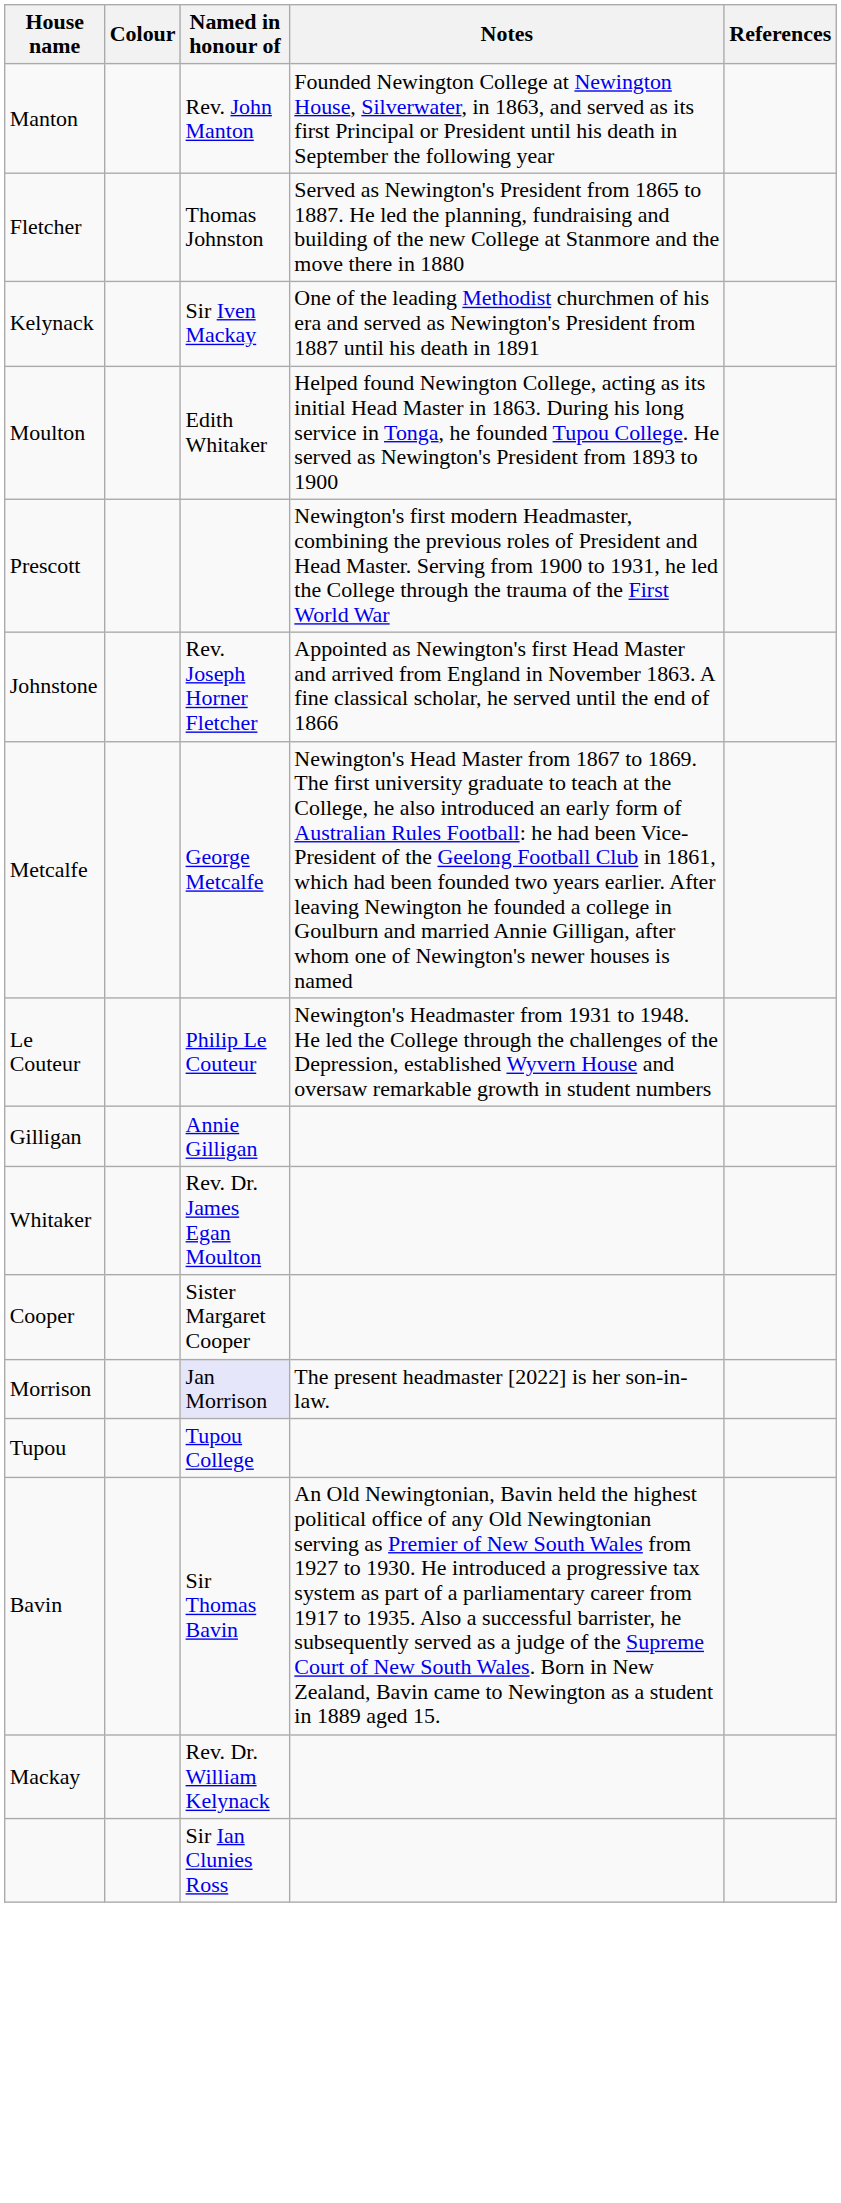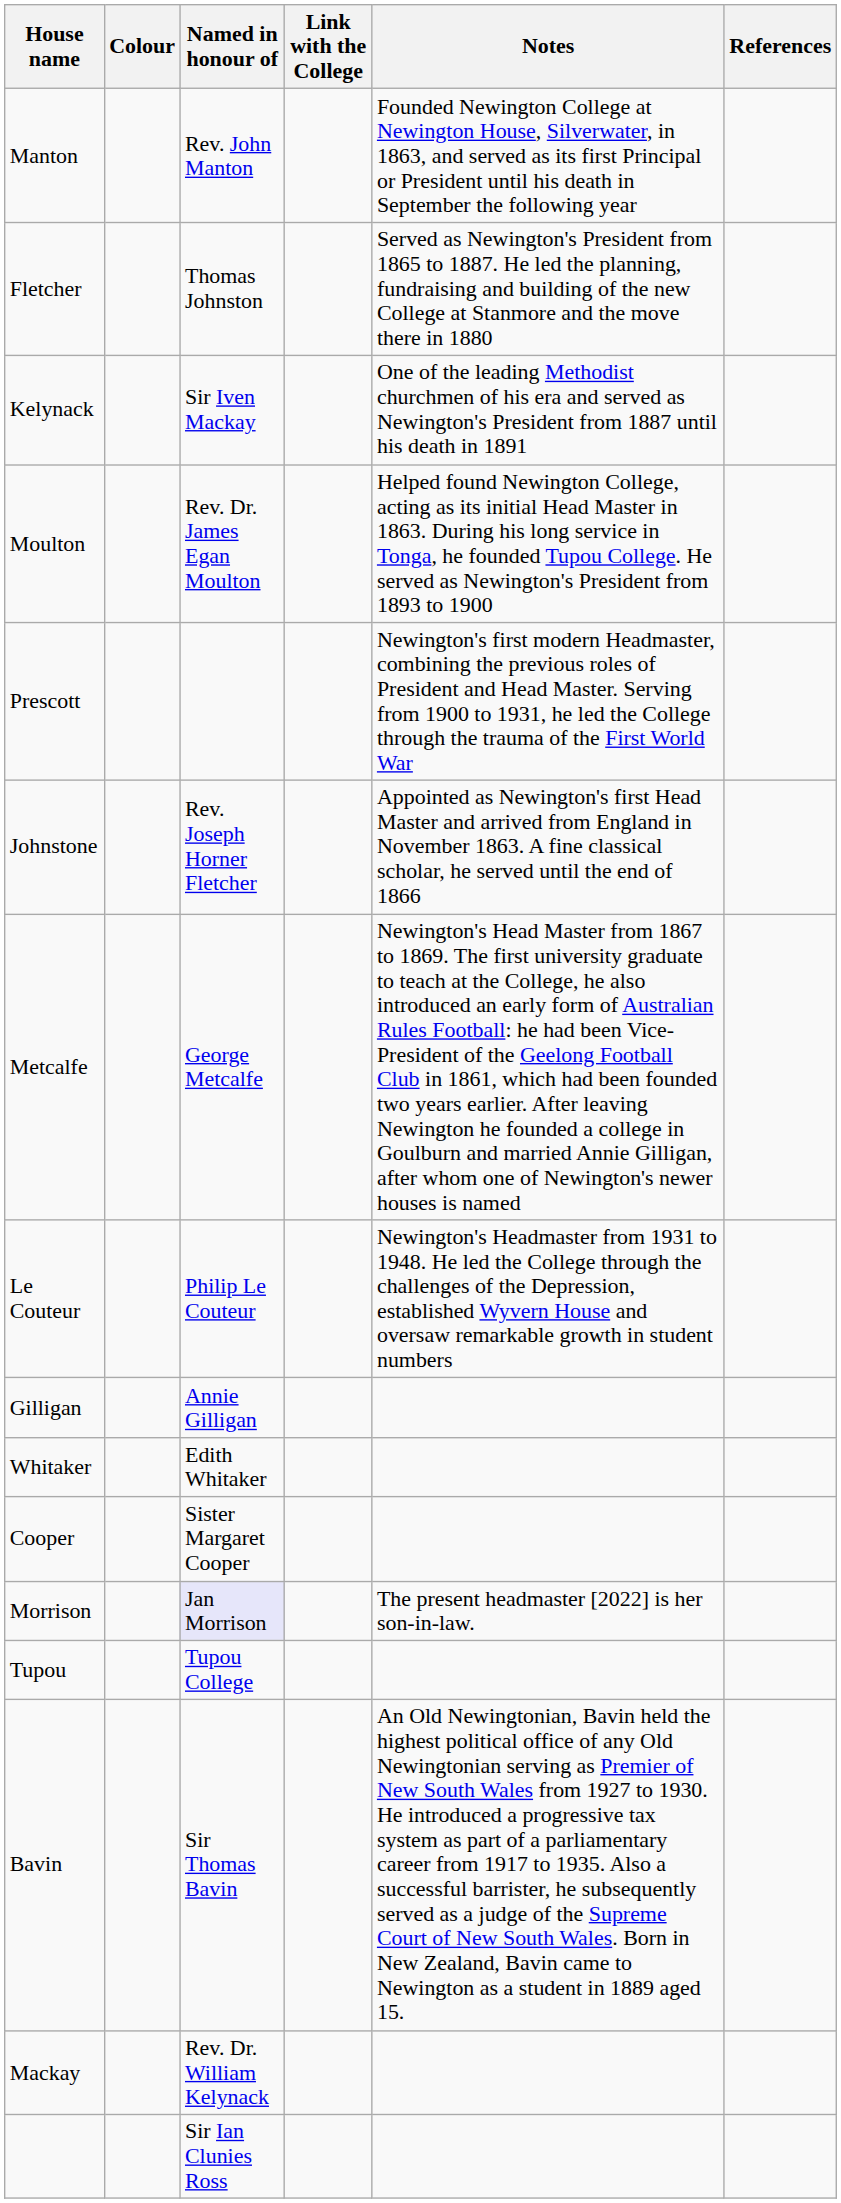+ column: (328, 46)
(226, 432) Edith Whitaker -> (223, 543) Rev. Dr. James Egan Moulton
(223, 1220) Rev. Dr. James Egan Moulton -> (226, 1466) Edith Whitaker
